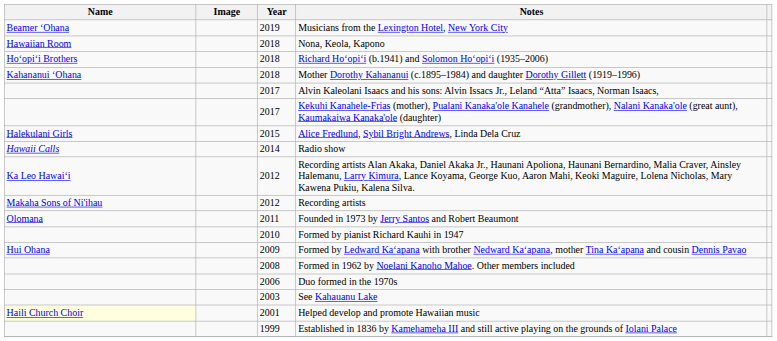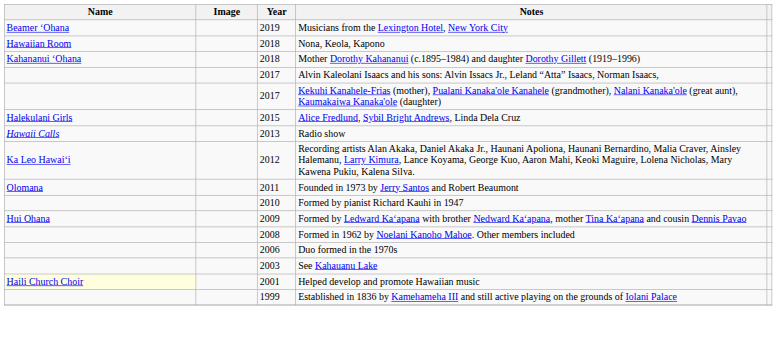- row: (423, 59)
(270, 149) 2014 -> (270, 133) 2013
- row: (332, 203)
